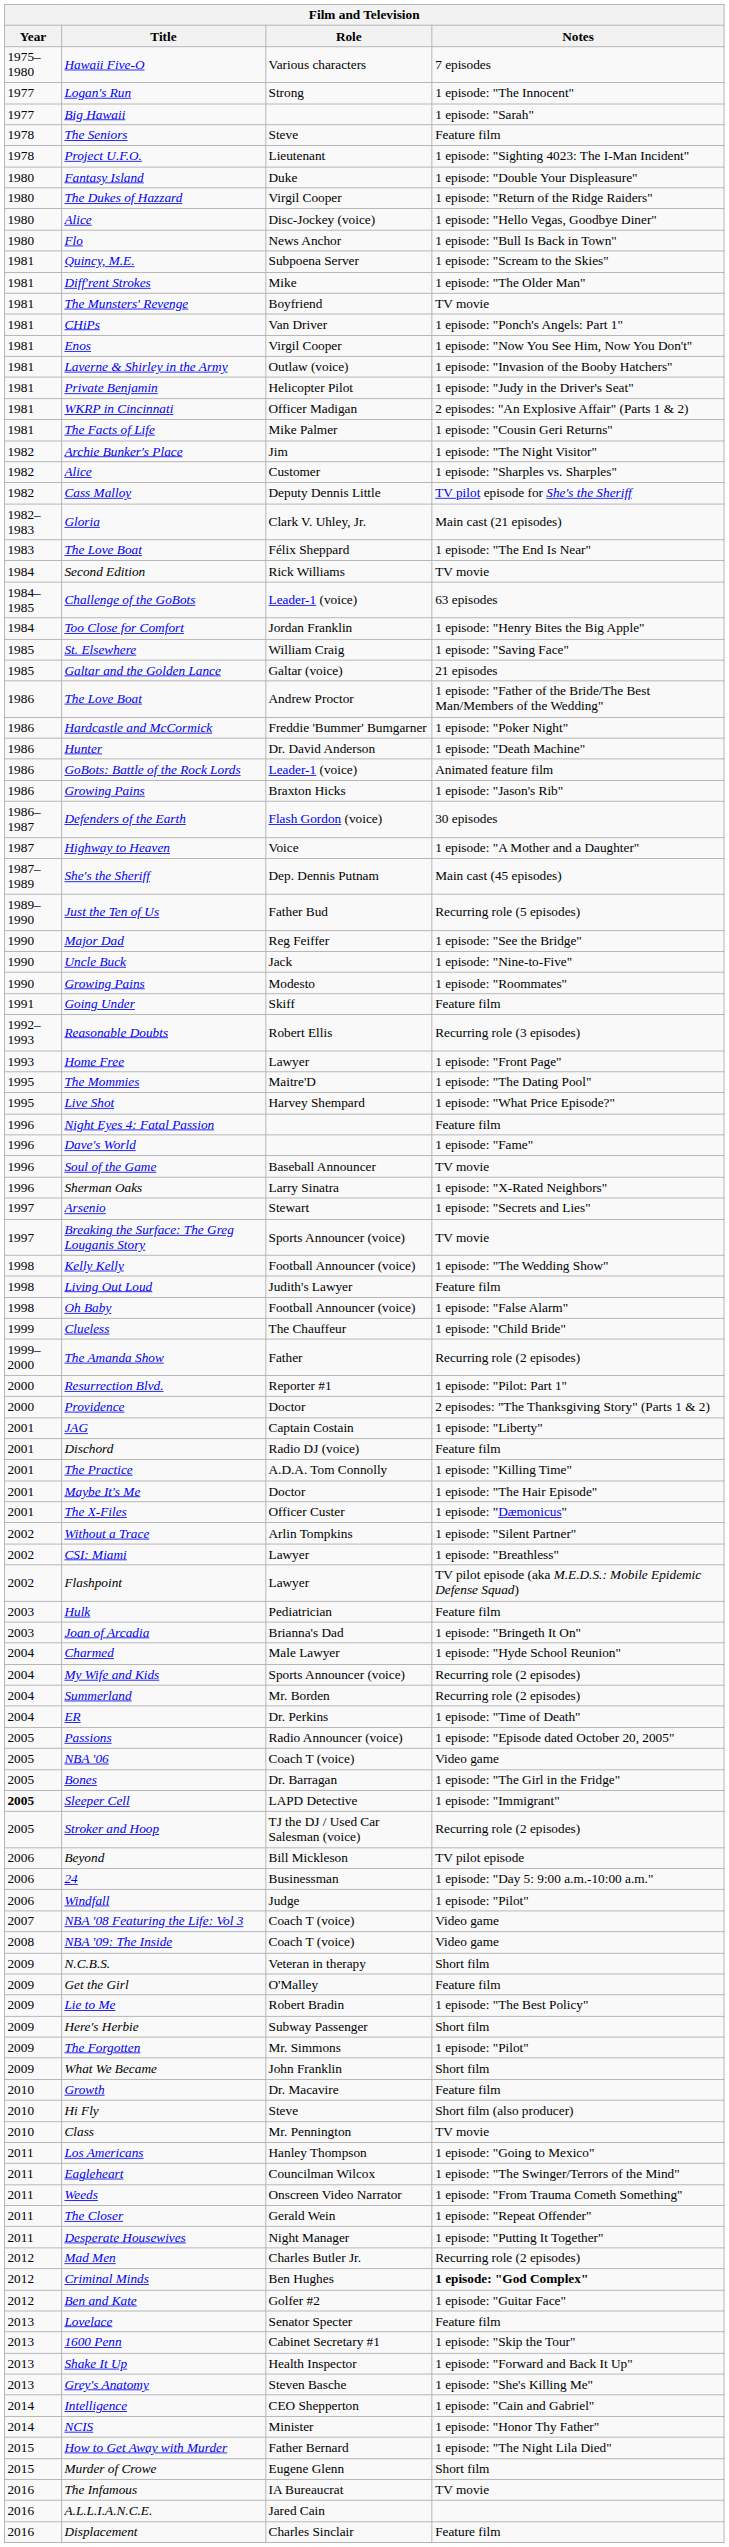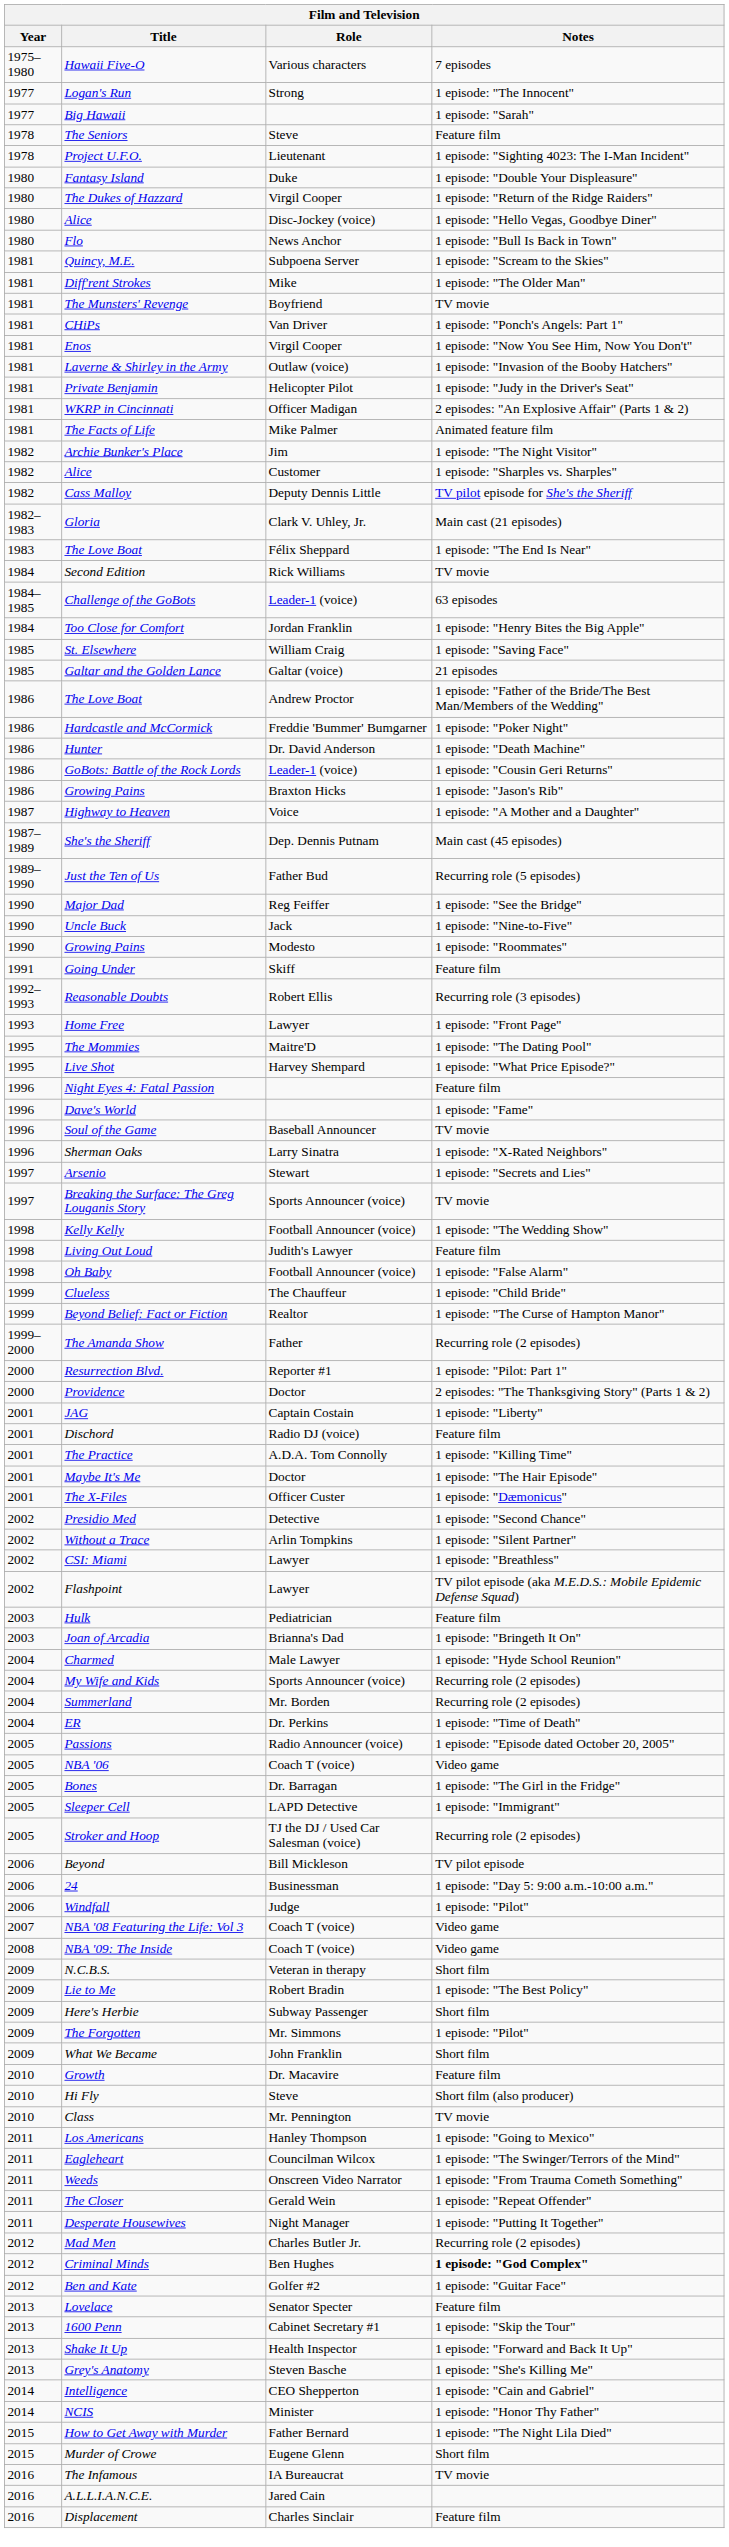(524, 430) 1 episode: "Cousin Geri Returns" -> (494, 430) Animated feature film
(494, 769) Animated feature film -> (524, 769) 1 episode: "Cousin Geri Returns"
- row: (125, 819)
+ row: (146, 1313)
+ row: (100, 1518)
(21, 1801) bold -> (21, 1807) normal
- row: (97, 1984)
